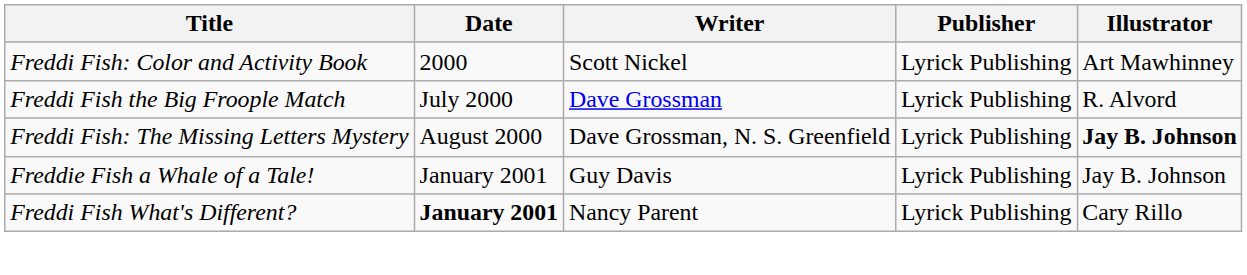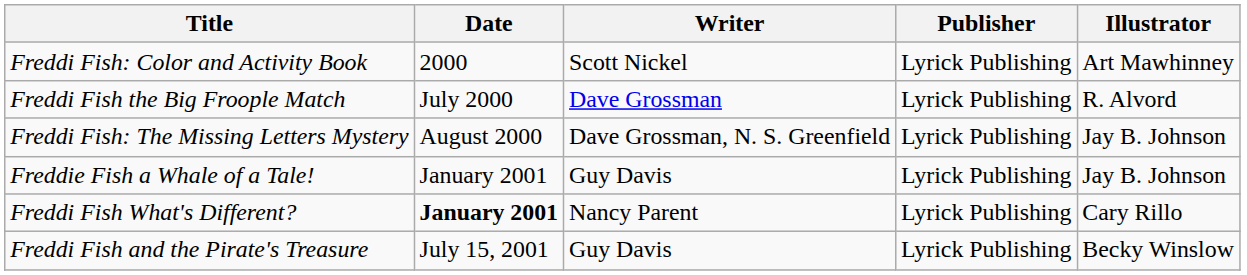(1159, 136) bold -> (1154, 136) normal
+ row: (189, 250)
